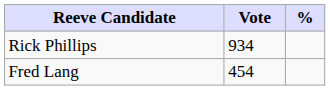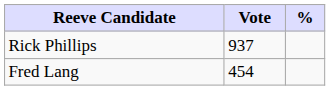(241, 44) 934 -> (241, 44) 937
